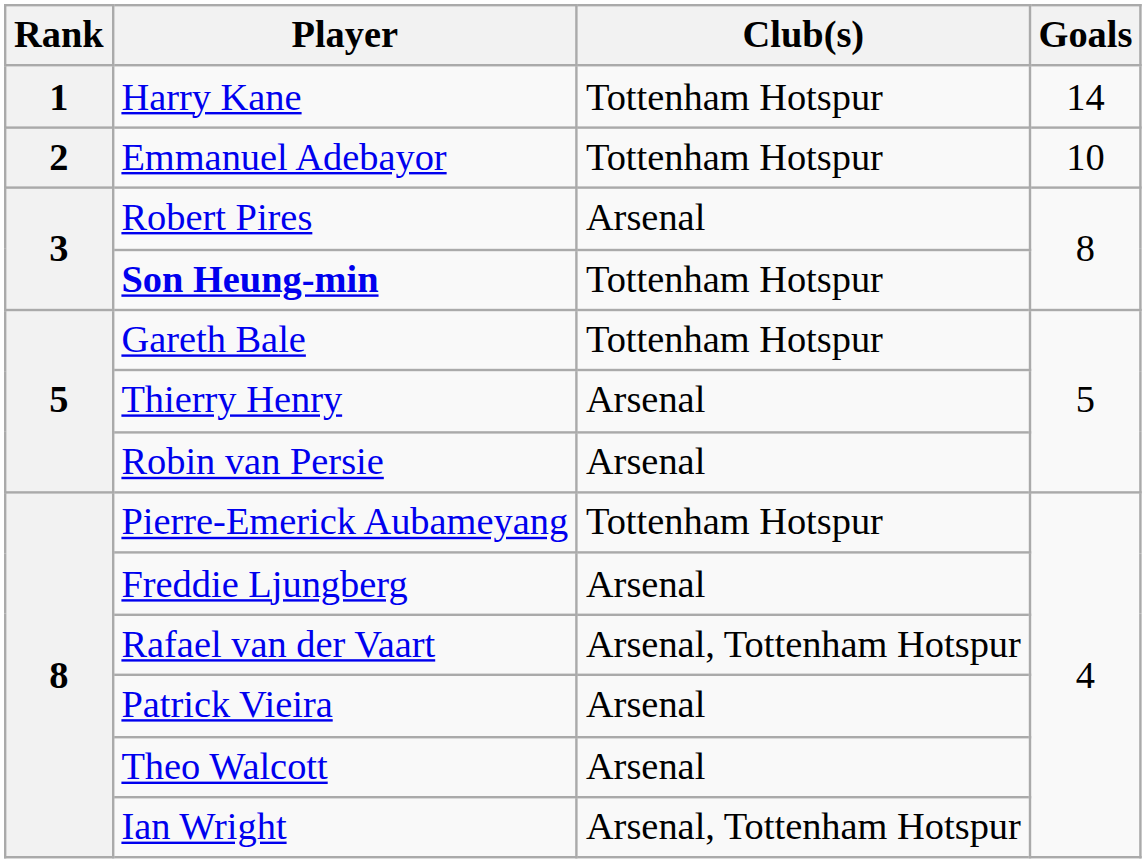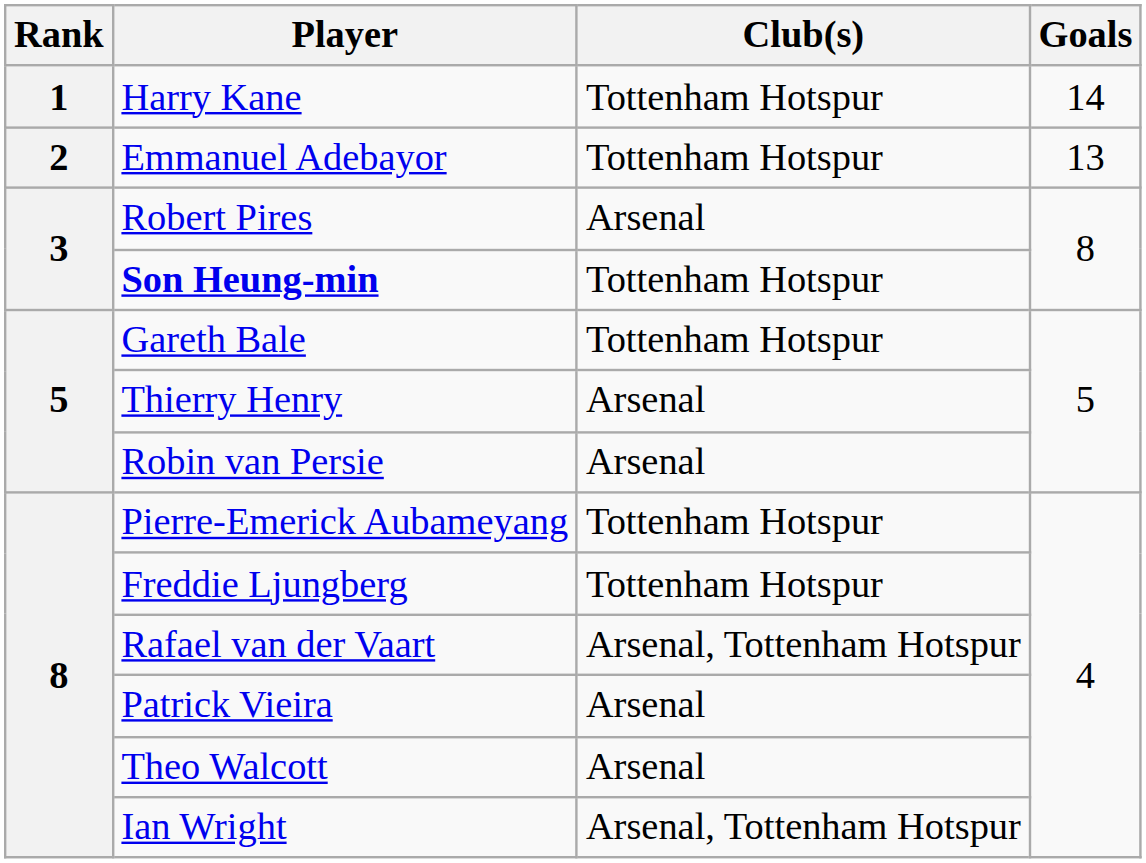(1085, 156) 10 -> (1085, 156) 13
(646, 583) Arsenal -> (734, 583) Tottenham Hotspur
